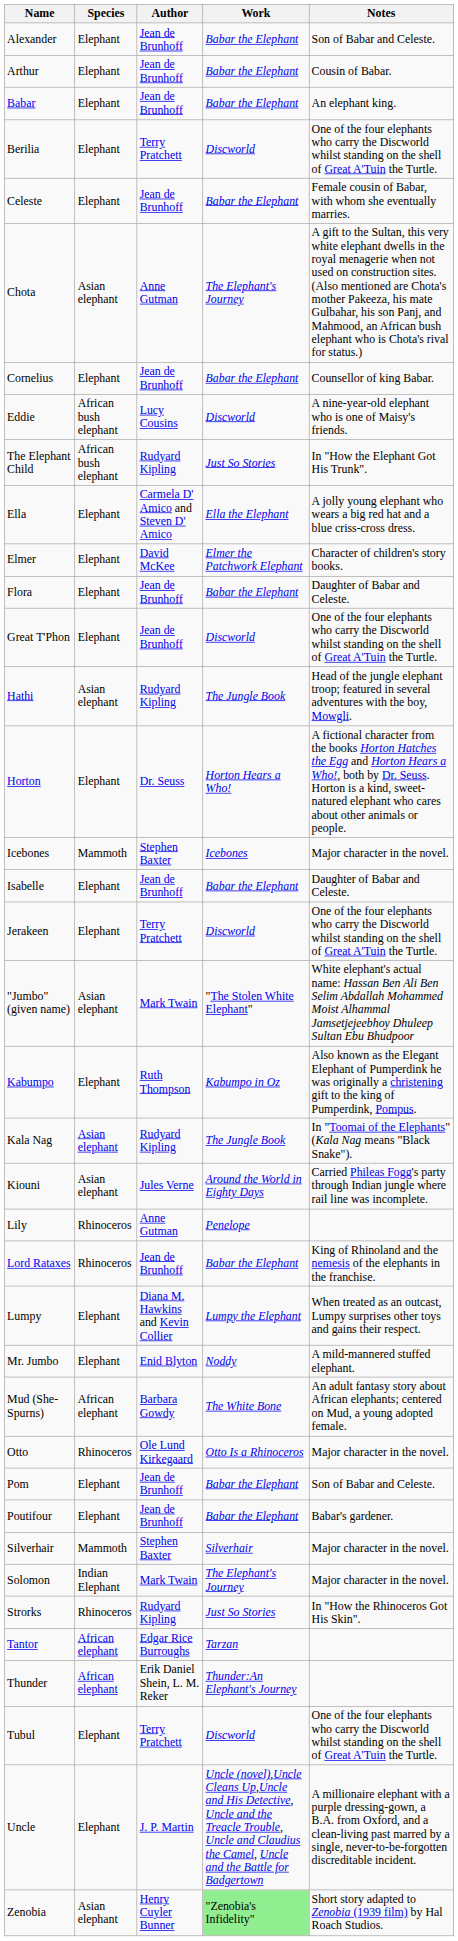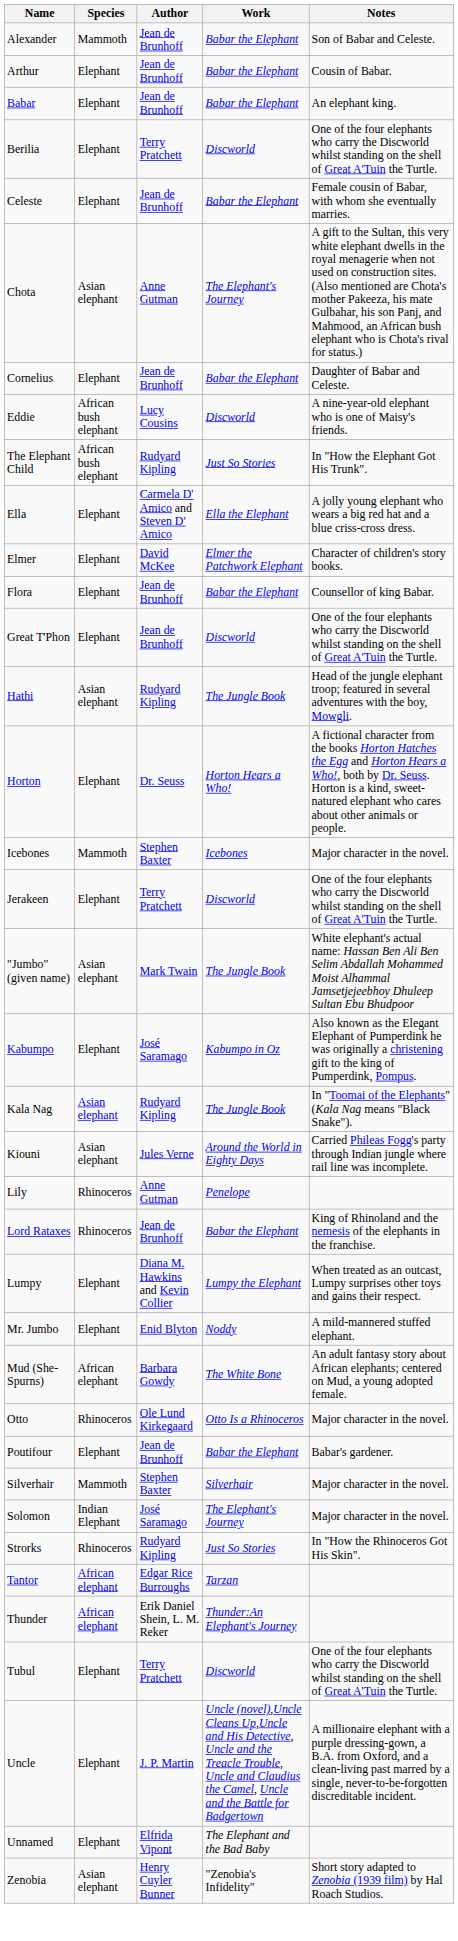(99, 39) Elephant -> (102, 39) Mammoth
(373, 378) Counsellor of king Babar. -> (366, 378) Daughter of Babar and Celeste.
(366, 592) Daughter of Babar and Celeste. -> (373, 592) Counsellor of king Babar.
- row: (26, 885)
(250, 1003) "The Stolen White Elephant" -> (245, 971) The Jungle Book
(165, 1082) Ruth Thompson -> (163, 1049) José Saramago
- row: (18, 1484)
(169, 1580) Mark Twain -> (163, 1516) José Saramago
+ row: (30, 1842)
(231, 1912) lightgreen background -> (231, 1880) no background
